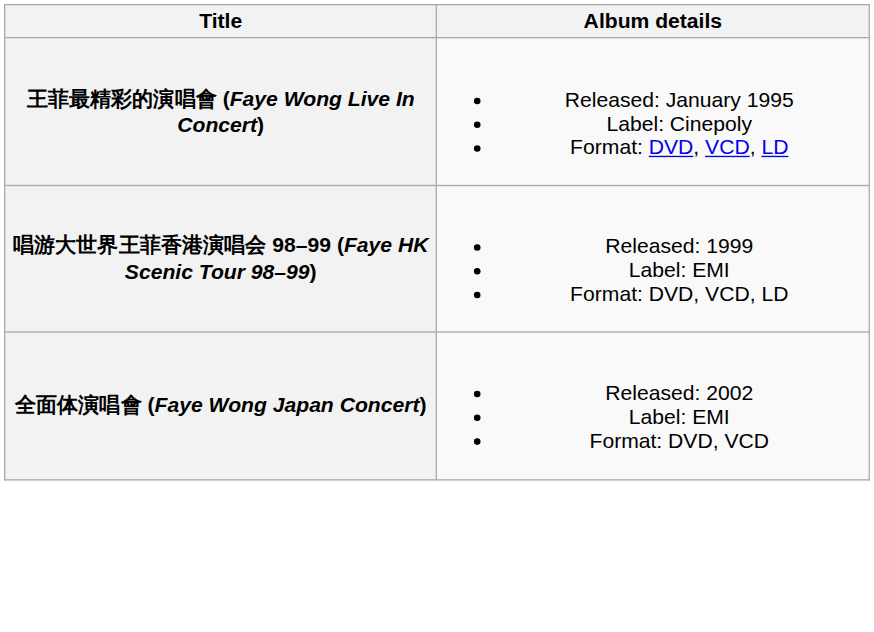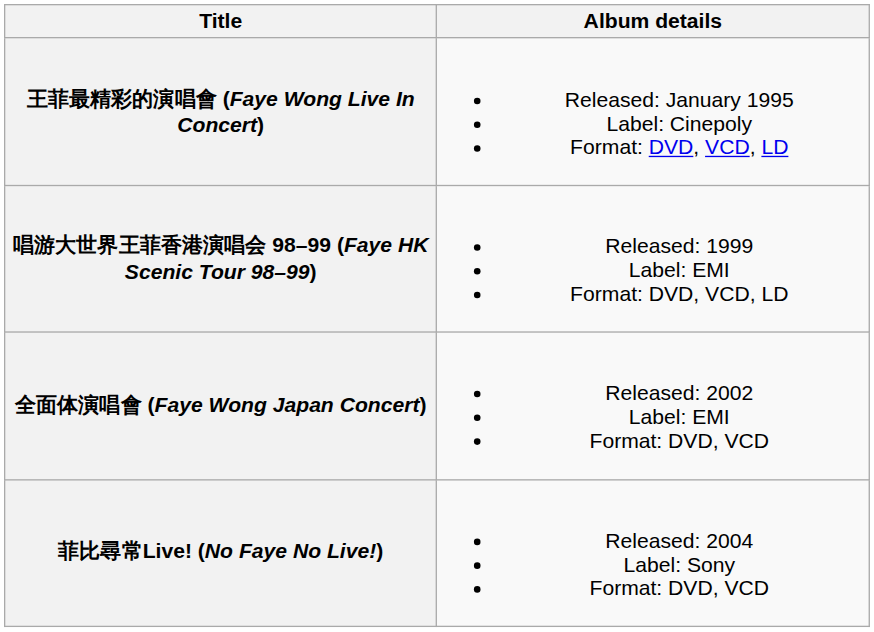+ row: (221, 551)
